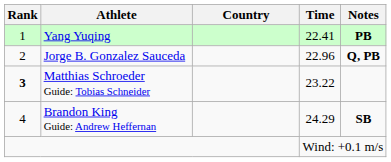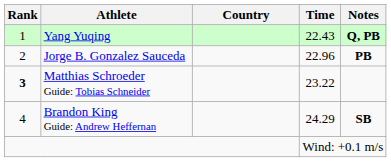(320, 35) 22.41 -> (320, 35) 22.43
(363, 35) PB -> (363, 35) Q, PB
(363, 55) Q, PB -> (363, 55) PB
